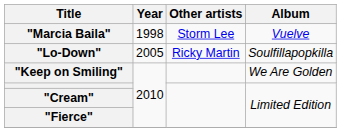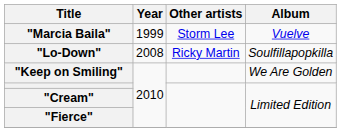(150, 33) 1998 -> (150, 33) 1999
(150, 53) 2005 -> (150, 53) 2008
